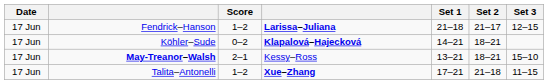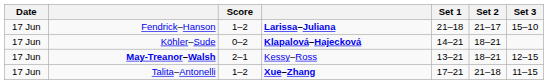(525, 27) 12–15 -> (525, 27) 15–10
(525, 57) 15–10 -> (525, 57) 12–15
